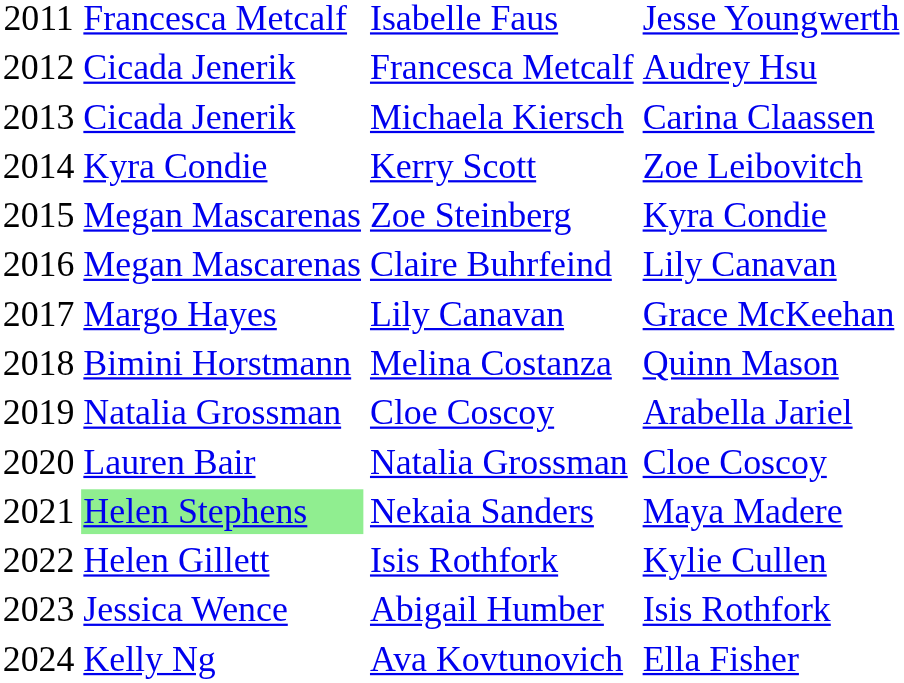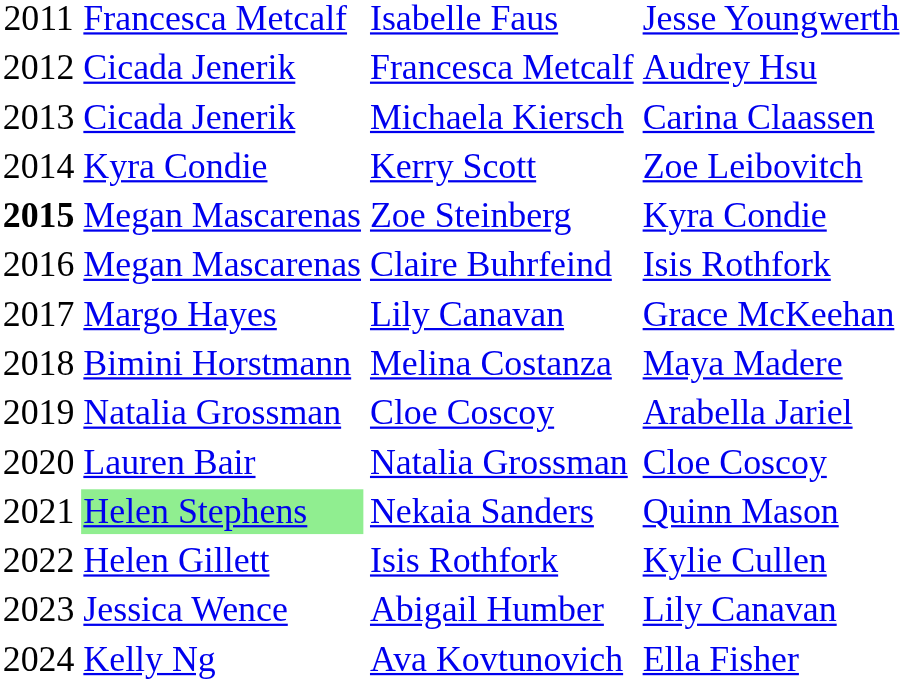(39, 215) normal -> (39, 215) bold
(740, 264) Lily Canavan -> (737, 264) Isis Rothfork
(741, 363) Quinn Mason -> (743, 363) Maya Madere
(743, 511) Maya Madere -> (741, 511) Quinn Mason
(737, 609) Isis Rothfork -> (740, 609) Lily Canavan
